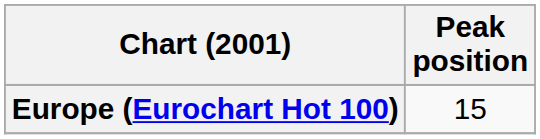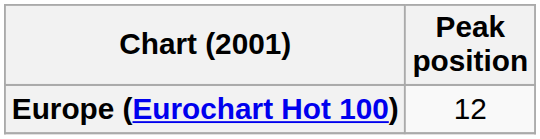(470, 108) 15 -> (470, 108) 12
